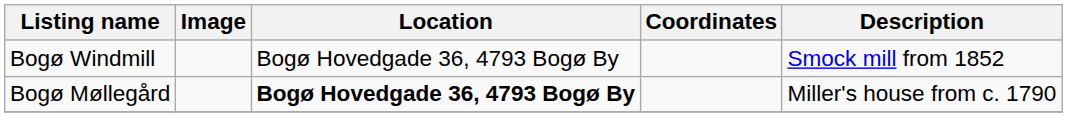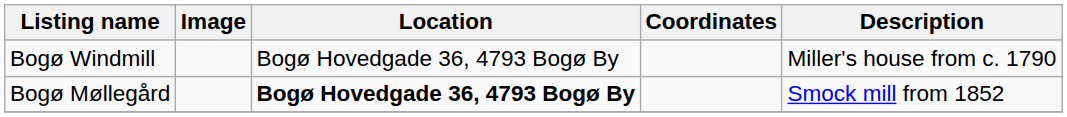(896, 58) Smock mill from 1852 -> (922, 58) Miller's house from c. 1790
(922, 93) Miller's house from c. 1790 -> (896, 93) Smock mill from 1852
